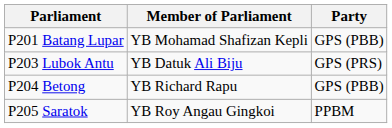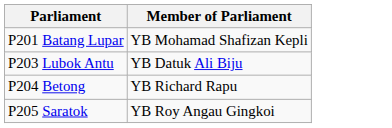- column: (349, 16)
